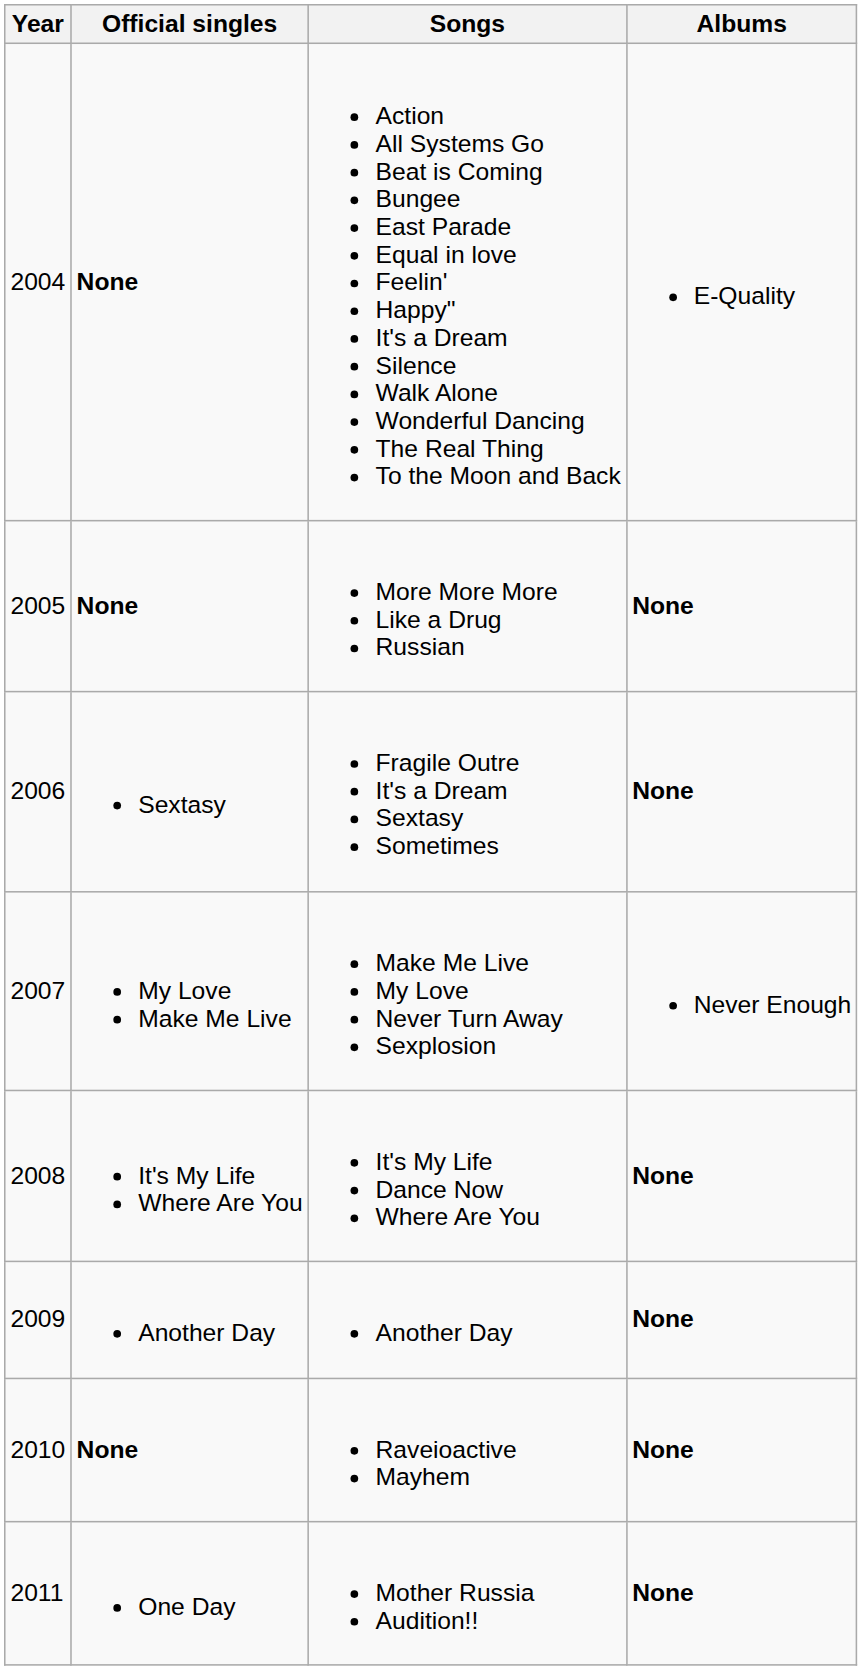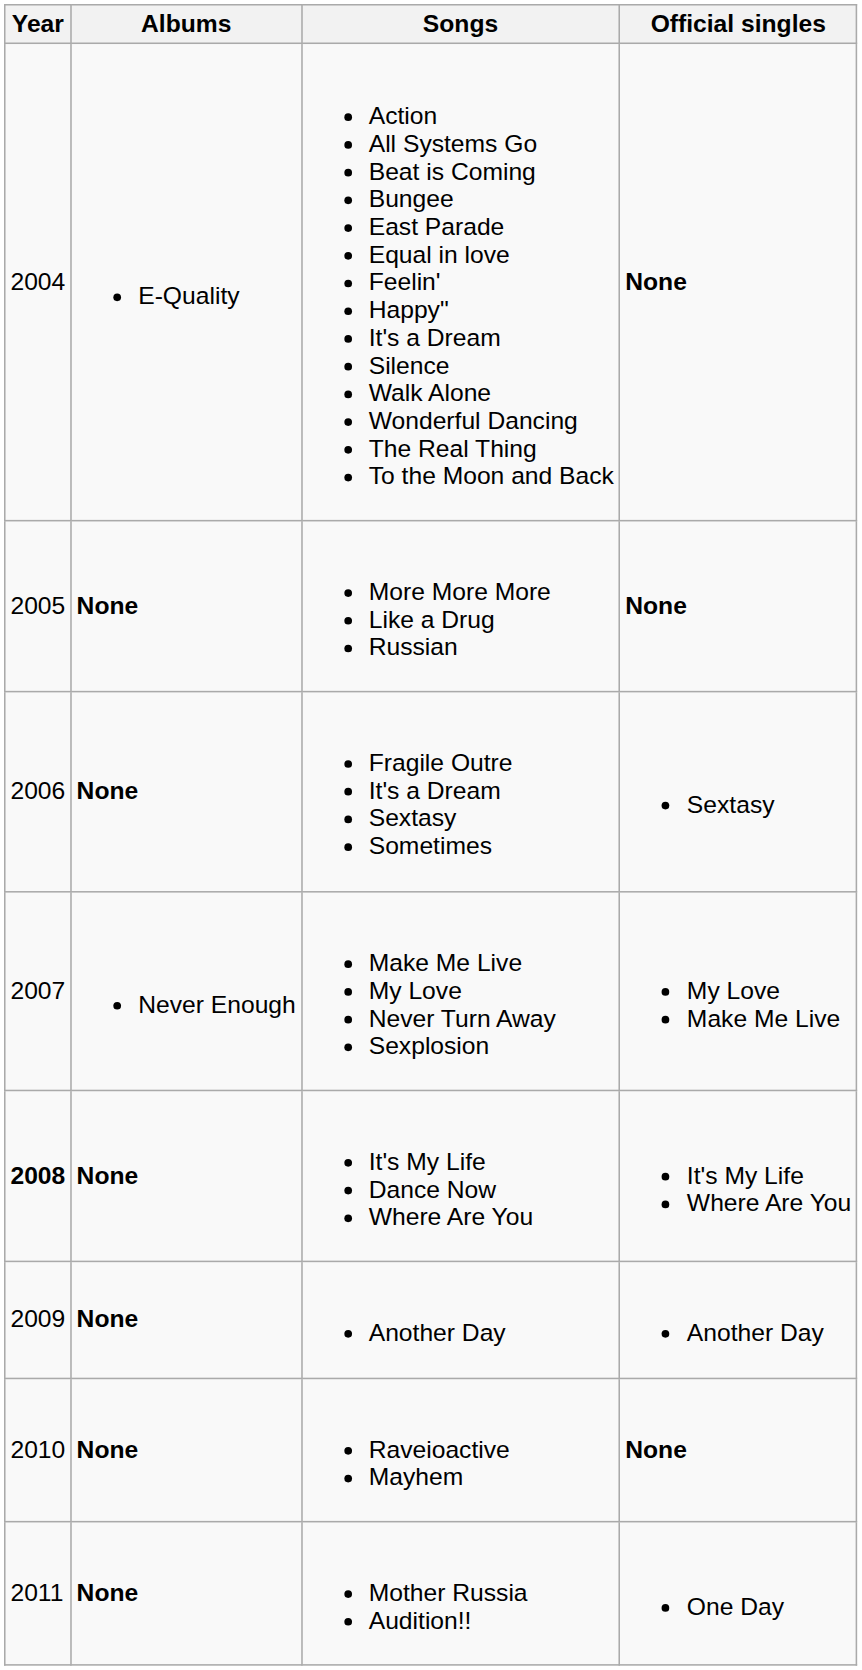columns swapped: (742, 24) <-> (190, 24)
(38, 1175) normal -> (38, 1175) bold
